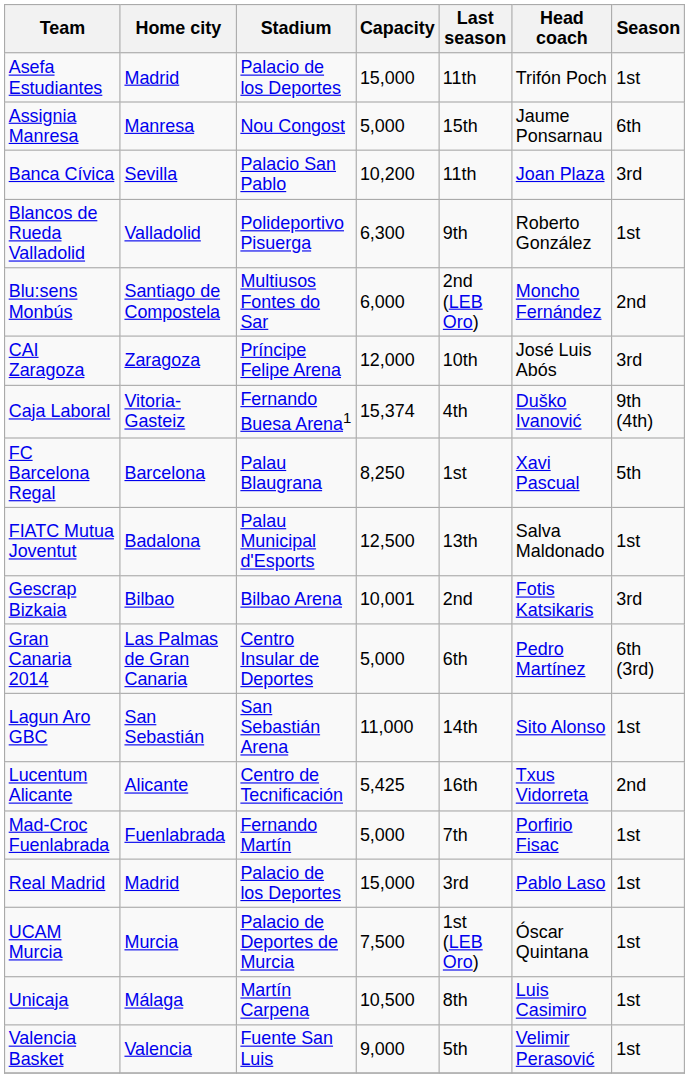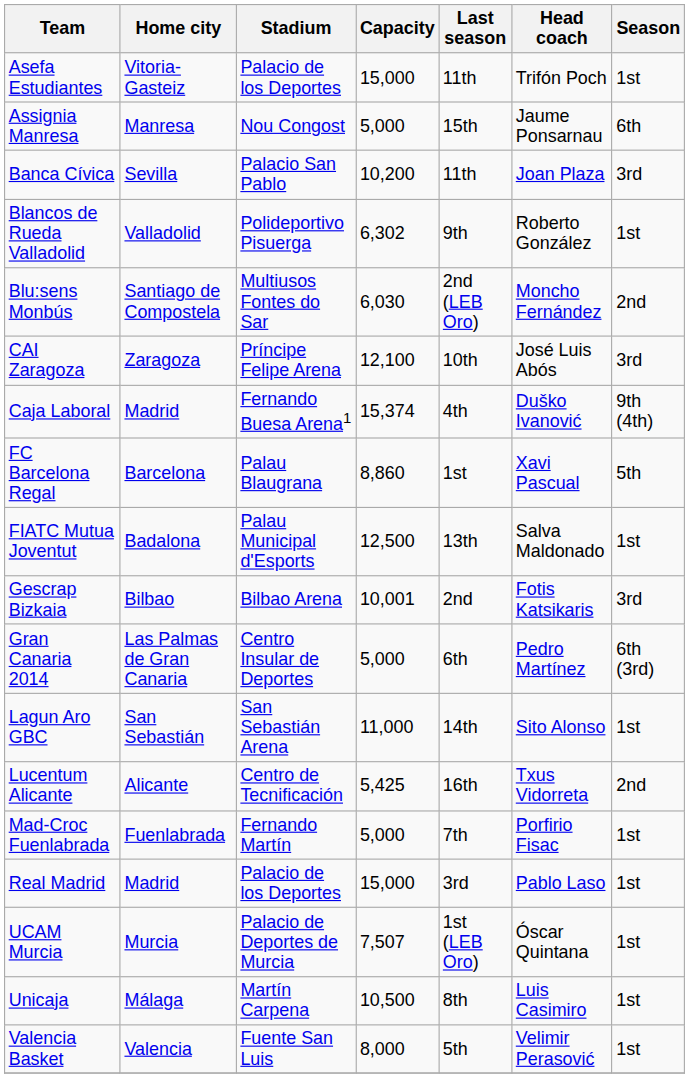(152, 77) Madrid -> (155, 77) Vitoria-Gasteiz
(382, 233) 6,300 -> (382, 233) 6,302
(382, 301) 6,000 -> (382, 301) 6,030
(387, 360) 12,000 -> (387, 360) 12,100
(155, 411) Vitoria-Gasteiz -> (152, 411) Madrid
(382, 472) 8,250 -> (382, 472) 8,860
(382, 941) 7,500 -> (382, 941) 7,507
(382, 1049) 9,000 -> (382, 1049) 8,000
